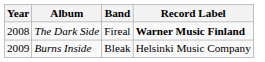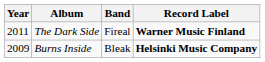(18, 31) 2008 -> (18, 31) 2011
(193, 48) normal -> (196, 48) bold
